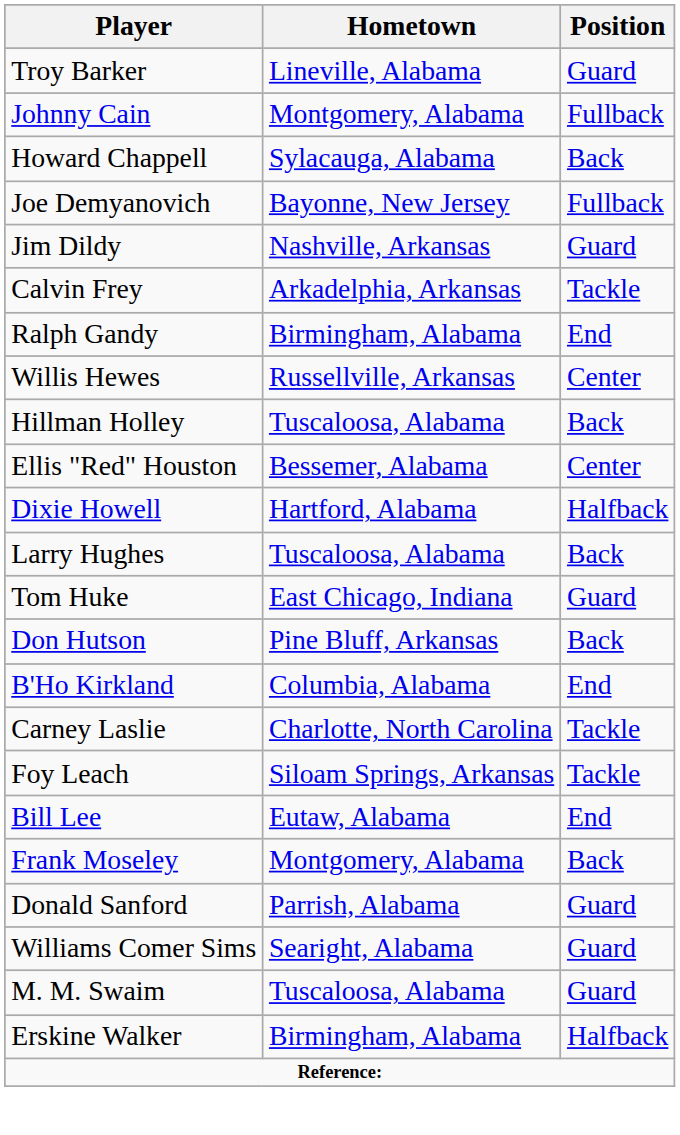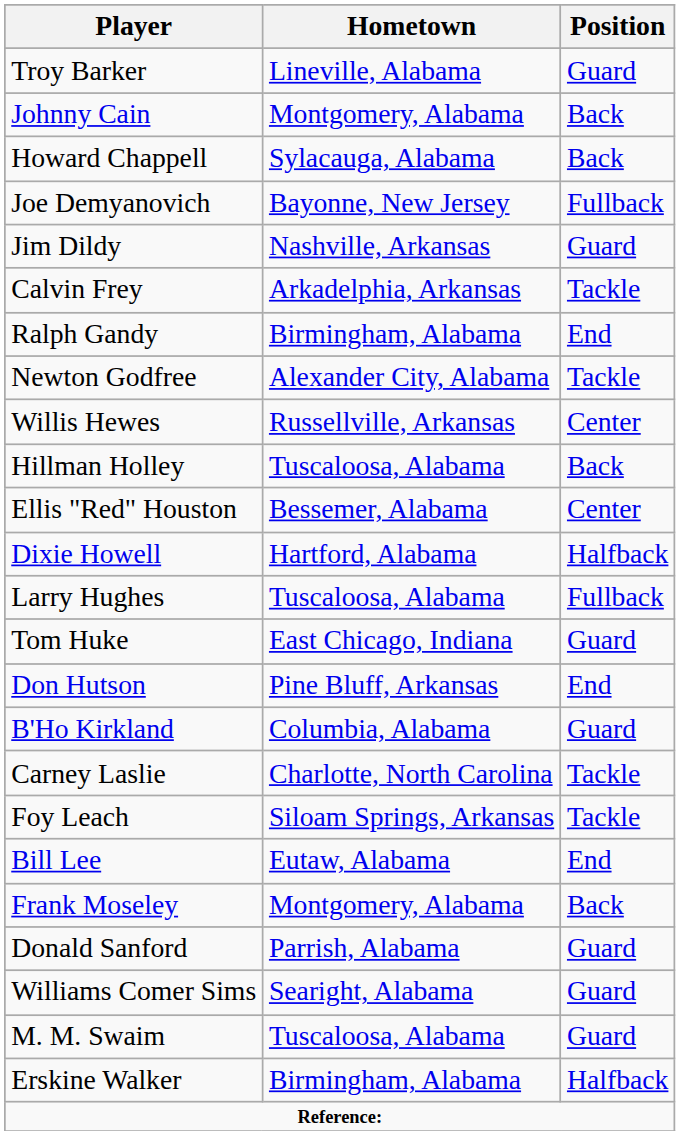(615, 114) Fullback -> (595, 114) Back
+ row: (104, 377)
(595, 553) Back -> (615, 597) Fullback
(595, 641) Back -> (589, 684) End
(589, 684) End -> (602, 728) Guard
